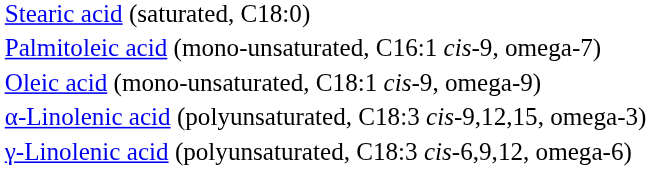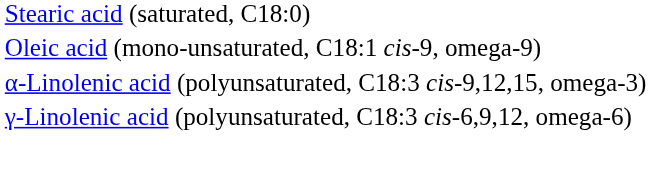- row: (303, 48)
